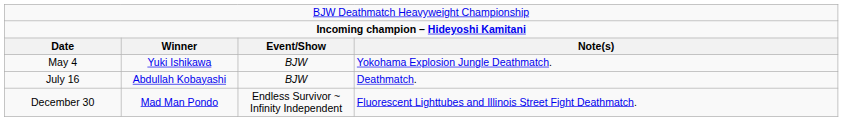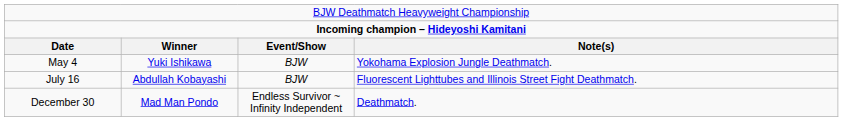(387, 79) Deathmatch. -> (497, 79) Fluorescent Lighttubes and Illinois Street Fight Deathmatch.
(497, 102) Fluorescent Lighttubes and Illinois Street Fight Deathmatch. -> (387, 102) Deathmatch.
